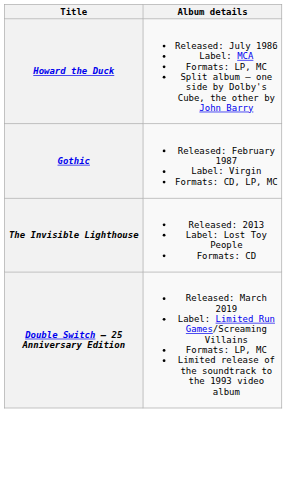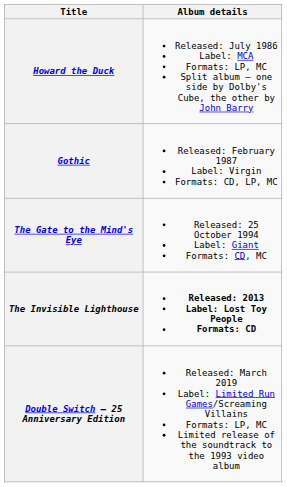+ row: (74, 235)
(213, 240) normal -> (213, 314) bold
